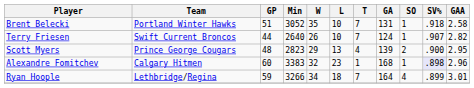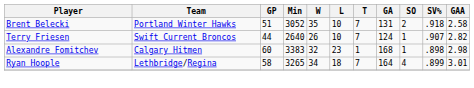(404, 24) 1 -> (404, 24) 2
- row: (33, 50)
(434, 63) lavender background -> (434, 50) no background
(458, 63) 2.96 -> (458, 50) 2.98
(267, 77) 59 -> (267, 63) 58
(295, 77) 3266 -> (295, 63) 3265
